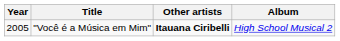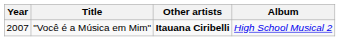(18, 28) 2005 -> (18, 28) 2007
